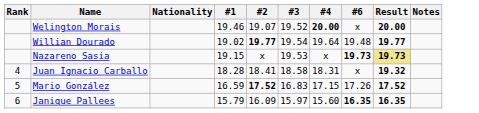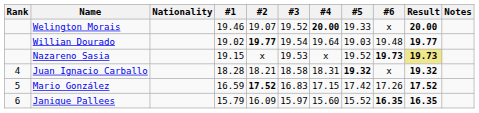+ column: (357, 12)
(262, 71) 18.41 -> (262, 71) 18.21
